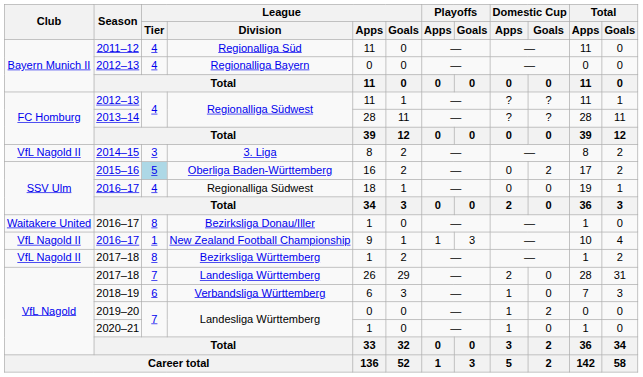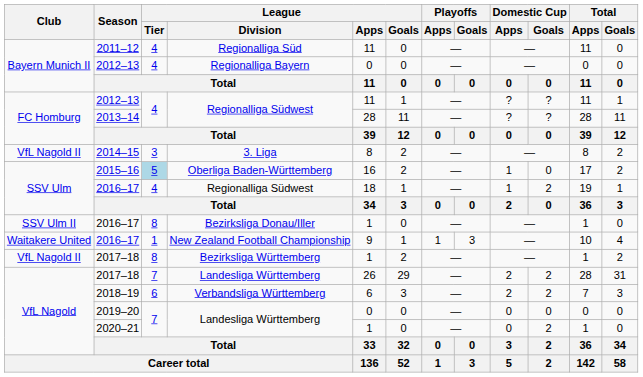(509, 170) 0 -> (509, 170) 1
(549, 170) 2 -> (549, 170) 0
(509, 188) 0 -> (509, 188) 1
(549, 188) 0 -> (549, 188) 2
(49, 223) Waitakere United -> (49, 223) SSV Ulm II
(49, 240) VfL Nagold II -> (49, 240) Waitakere United
(549, 275) 0 -> (549, 275) 2
(509, 293) 1 -> (509, 293) 2
(549, 293) 0 -> (549, 293) 2
(509, 310) 1 -> (509, 310) 0
(549, 310) 2 -> (549, 310) 0
(509, 328) 1 -> (509, 328) 0
(549, 328) 0 -> (549, 328) 2
